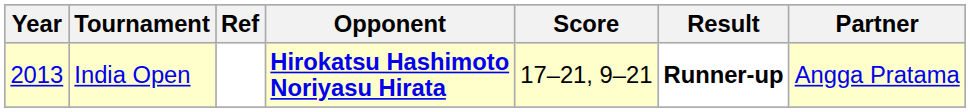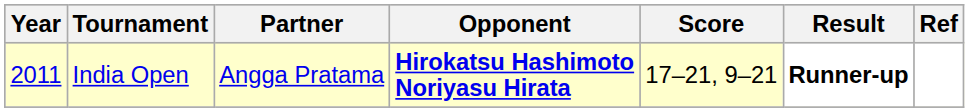columns swapped: (877, 24) <-> (240, 24)
(37, 75) 2013 -> (36, 75) 2011
